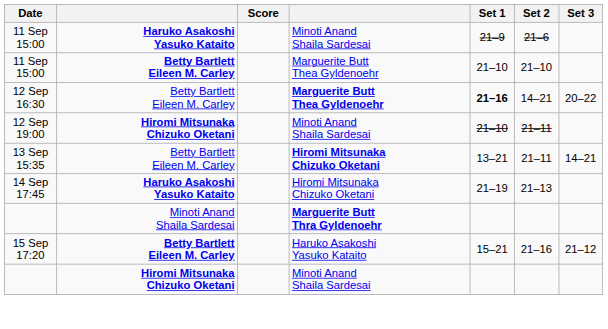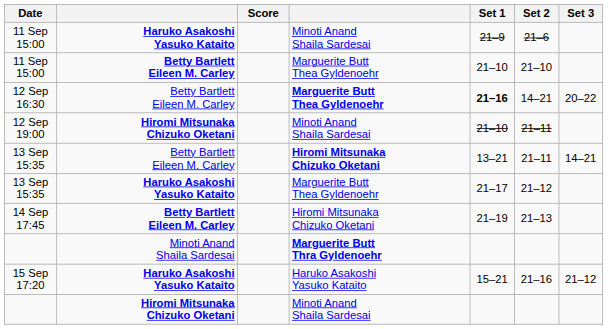+ row: (30, 189)
(189, 189) Haruko Asakoshi Yasuko Kataito -> (192, 219) Betty Bartlett Eileen M. Carley
(192, 249) Betty Bartlett Eileen M. Carley -> (189, 279) Haruko Asakoshi Yasuko Kataito
